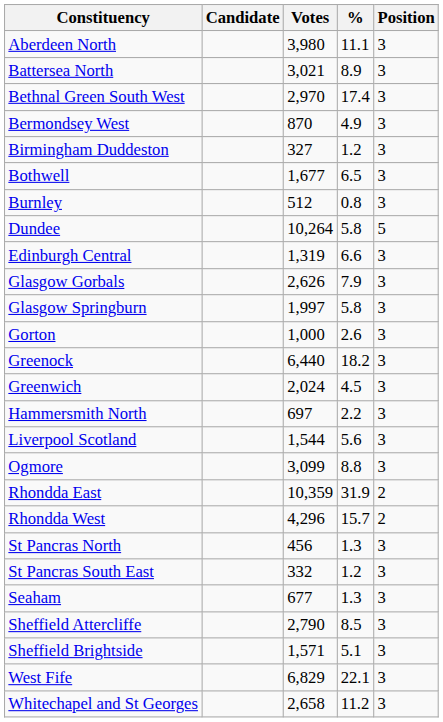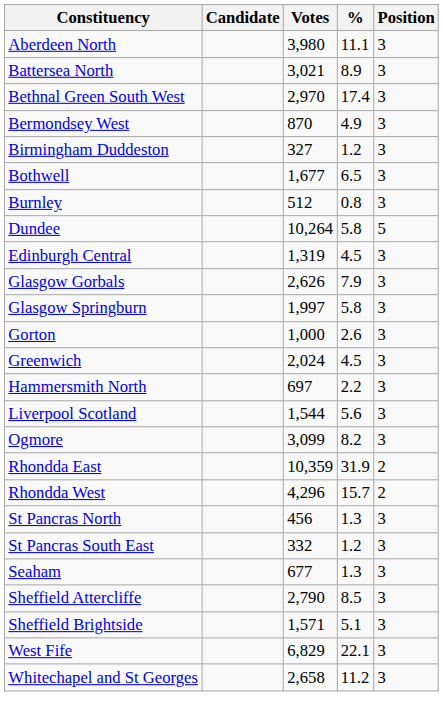(351, 255) 6.6 -> (351, 255) 4.5
- row: (41, 360)
(351, 466) 8.8 -> (351, 439) 8.2
